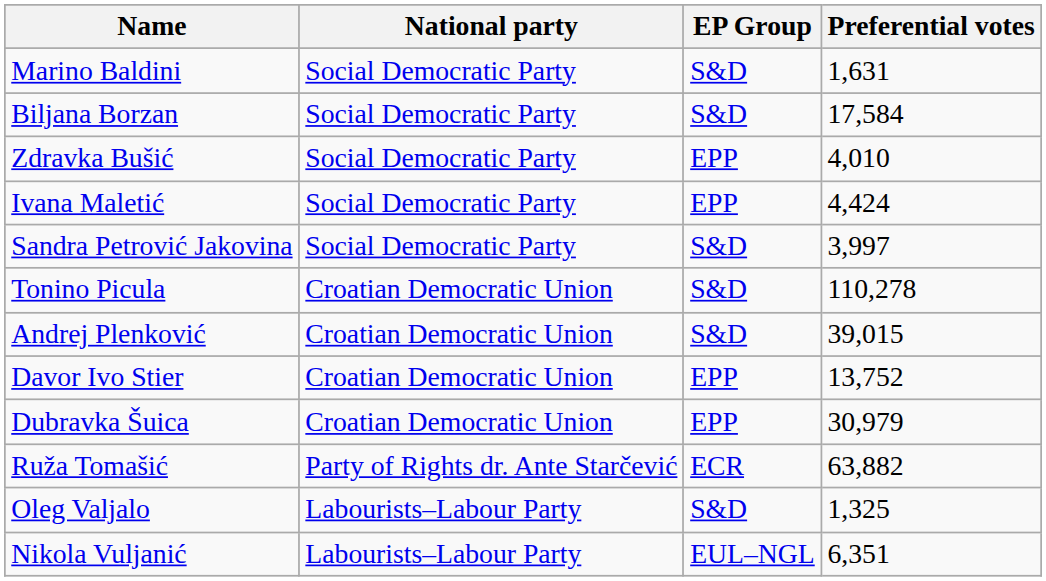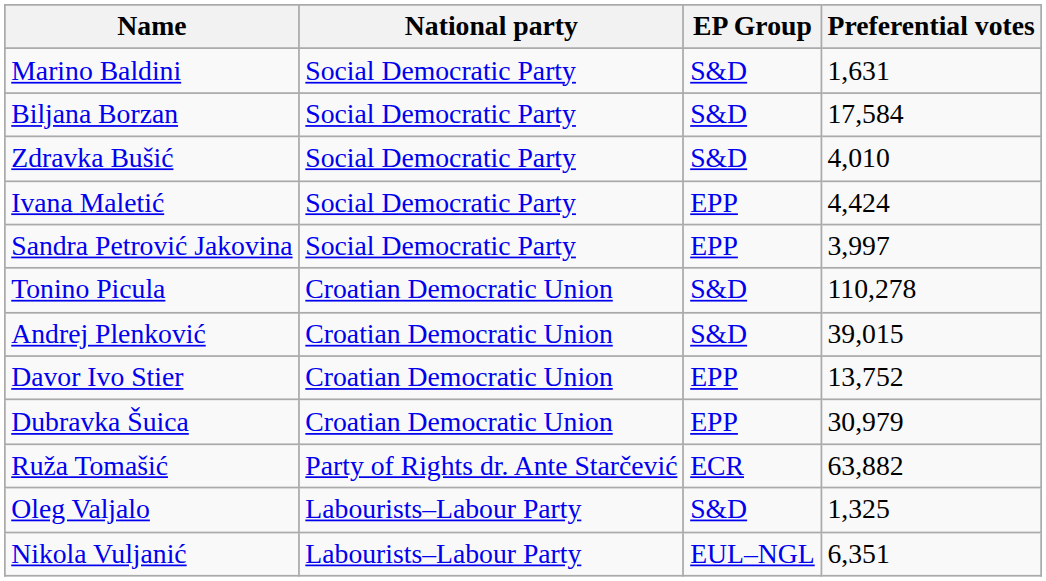(714, 158) EPP -> (719, 158) S&D
(719, 245) S&D -> (714, 245) EPP
